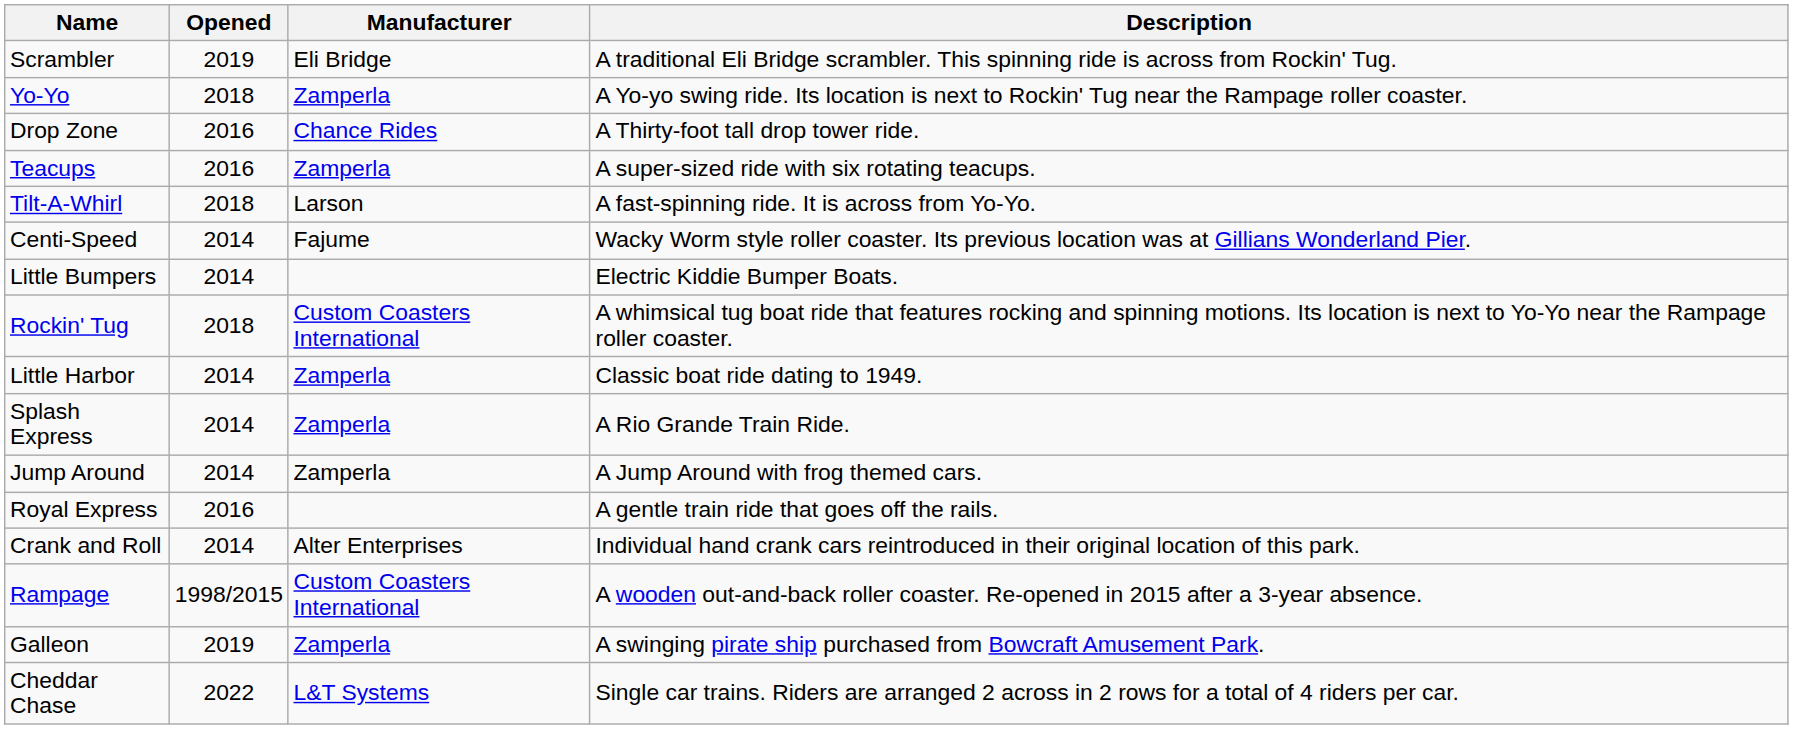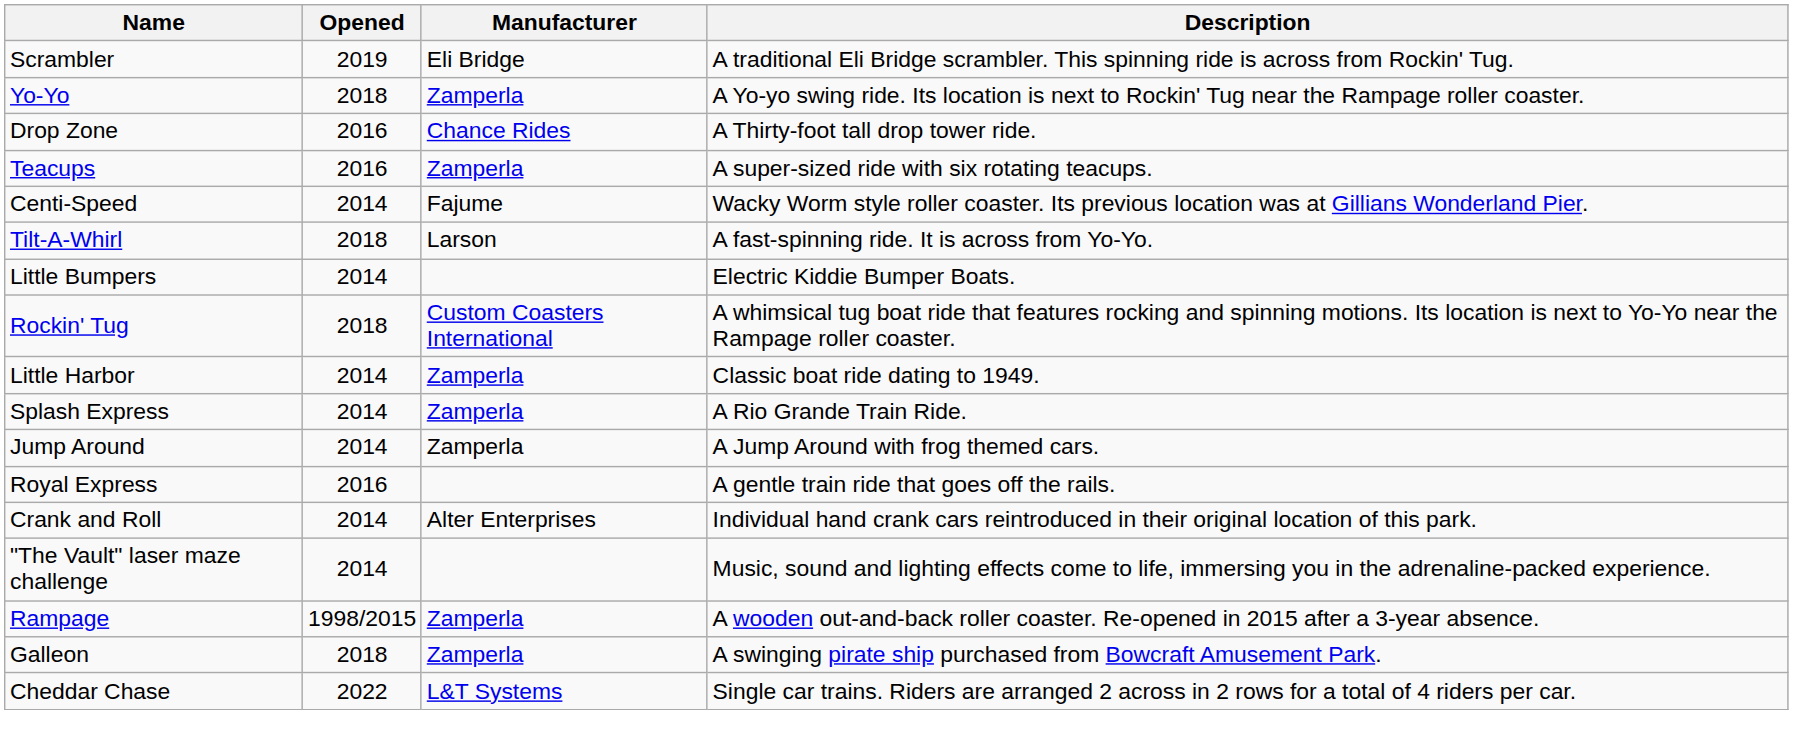rows swapped: (66, 204) <-> (74, 240)
+ row: (125, 569)
(382, 595) Custom Coasters International -> (475, 618) Zamperla
(229, 644) 2019 -> (362, 654) 2018
